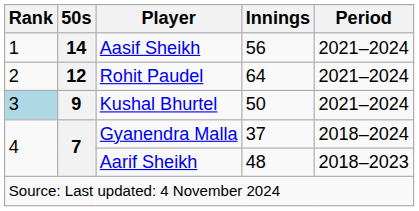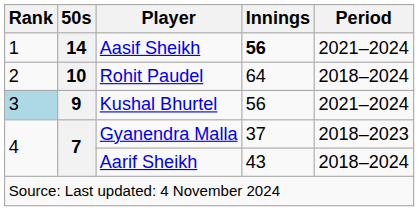(256, 47) normal -> (256, 47) bold
(76, 76) 12 -> (76, 76) 10
(364, 76) 2021–2024 -> (364, 76) 2018–2024
(256, 104) 50 -> (256, 104) 56
(364, 133) 2018–2024 -> (364, 133) 2018–2023
(256, 162) 48 -> (256, 162) 43
(364, 162) 2018–2023 -> (364, 162) 2018–2024
